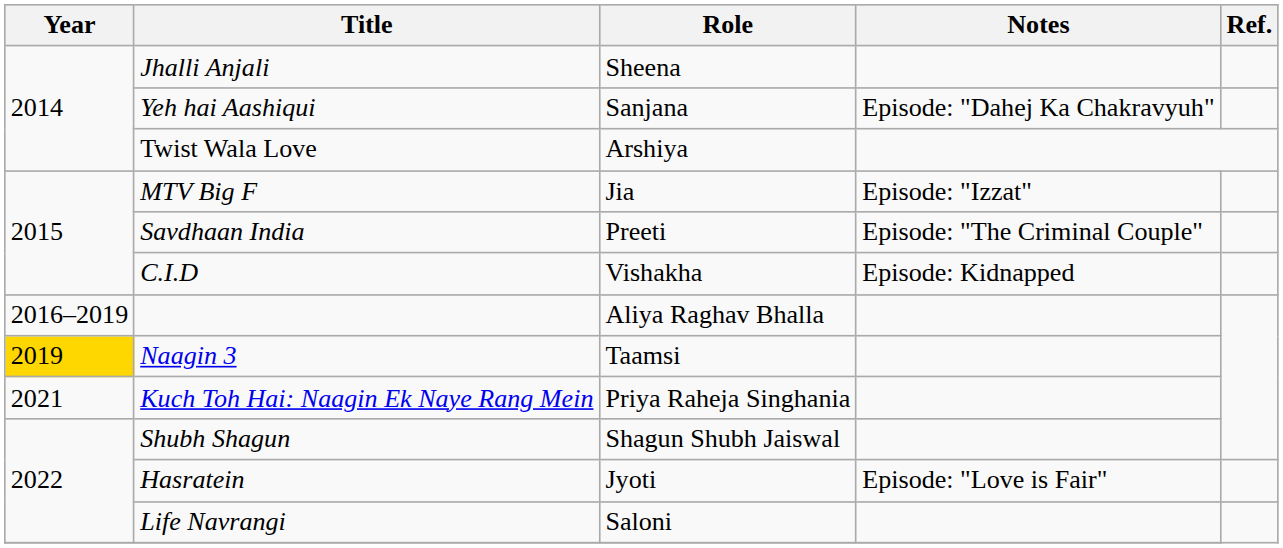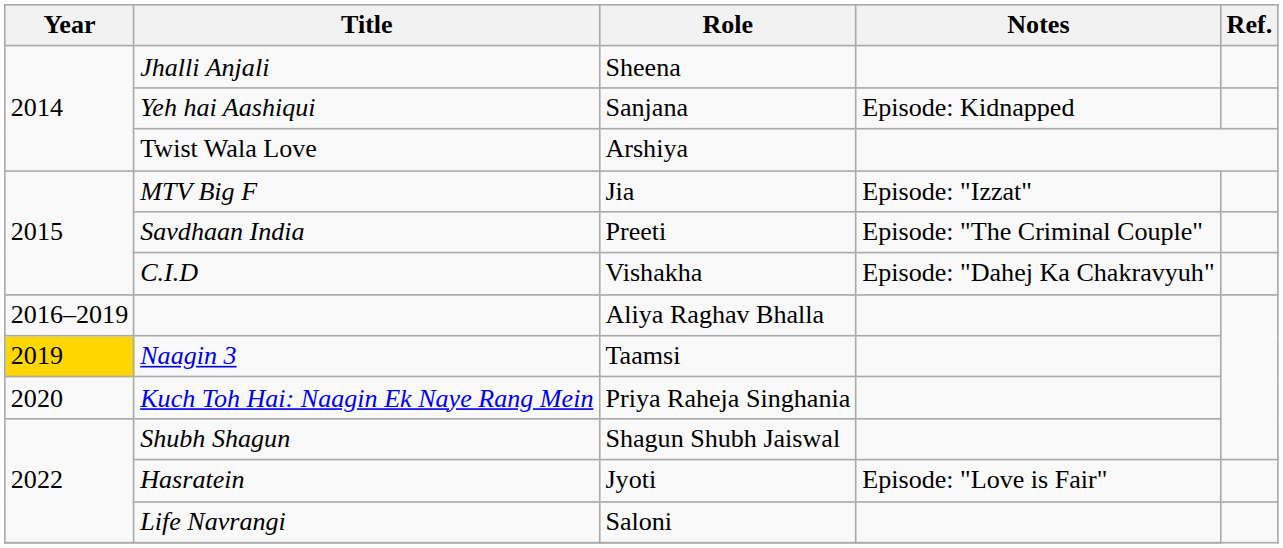(1038, 107) Episode: "Dahej Ka Chakravyuh" -> (968, 107) Episode: Kidnapped
(968, 273) Episode: Kidnapped -> (1038, 273) Episode: "Dahej Ka Chakravyuh"
(37, 397) 2021 -> (37, 397) 2020
